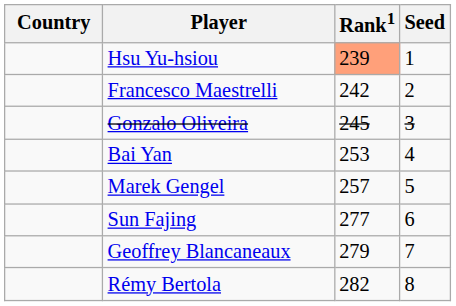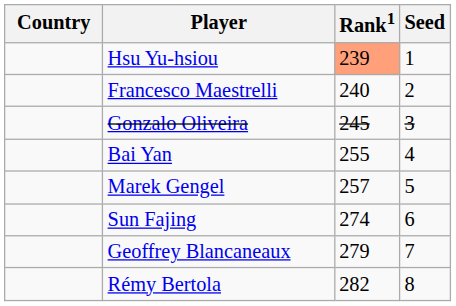(354, 90) 242 -> (354, 90) 240
(354, 155) 253 -> (354, 155) 255
(354, 219) 277 -> (354, 219) 274
